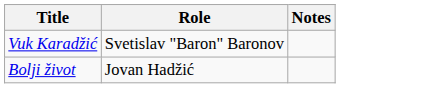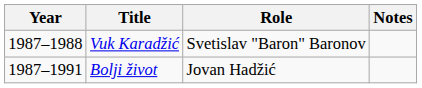+ column: (45, 17)
